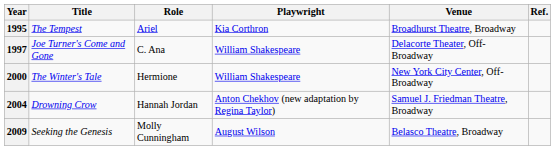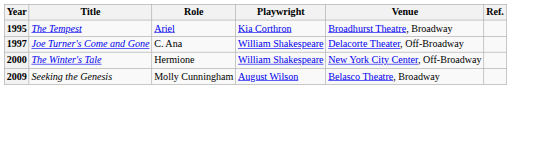- row: (17, 104)
